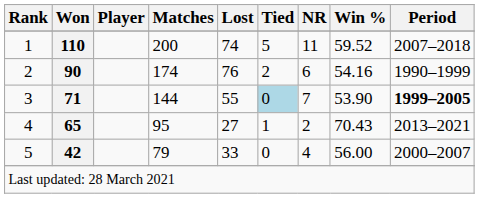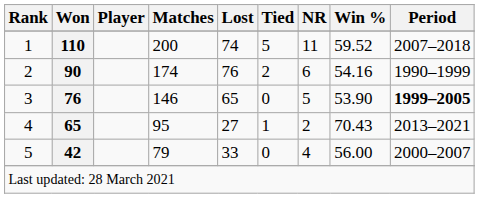(73, 98) 71 -> (73, 98) 76
(165, 98) 144 -> (165, 98) 146
(230, 98) 55 -> (230, 98) 65
(266, 98) lightblue background -> (266, 98) no background
(306, 98) 7 -> (306, 98) 5
